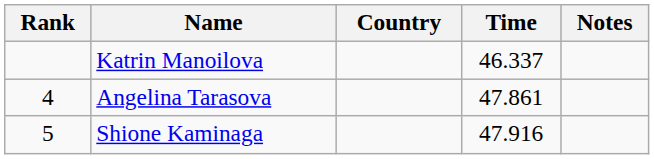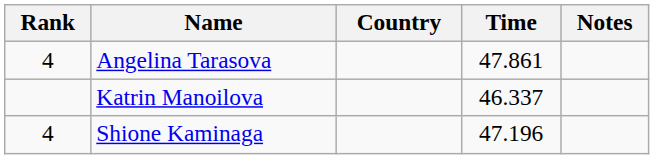rows swapped: (180, 60) <-> (184, 97)
(48, 134) 5 -> (48, 134) 4
(511, 134) 47.916 -> (511, 134) 47.196
